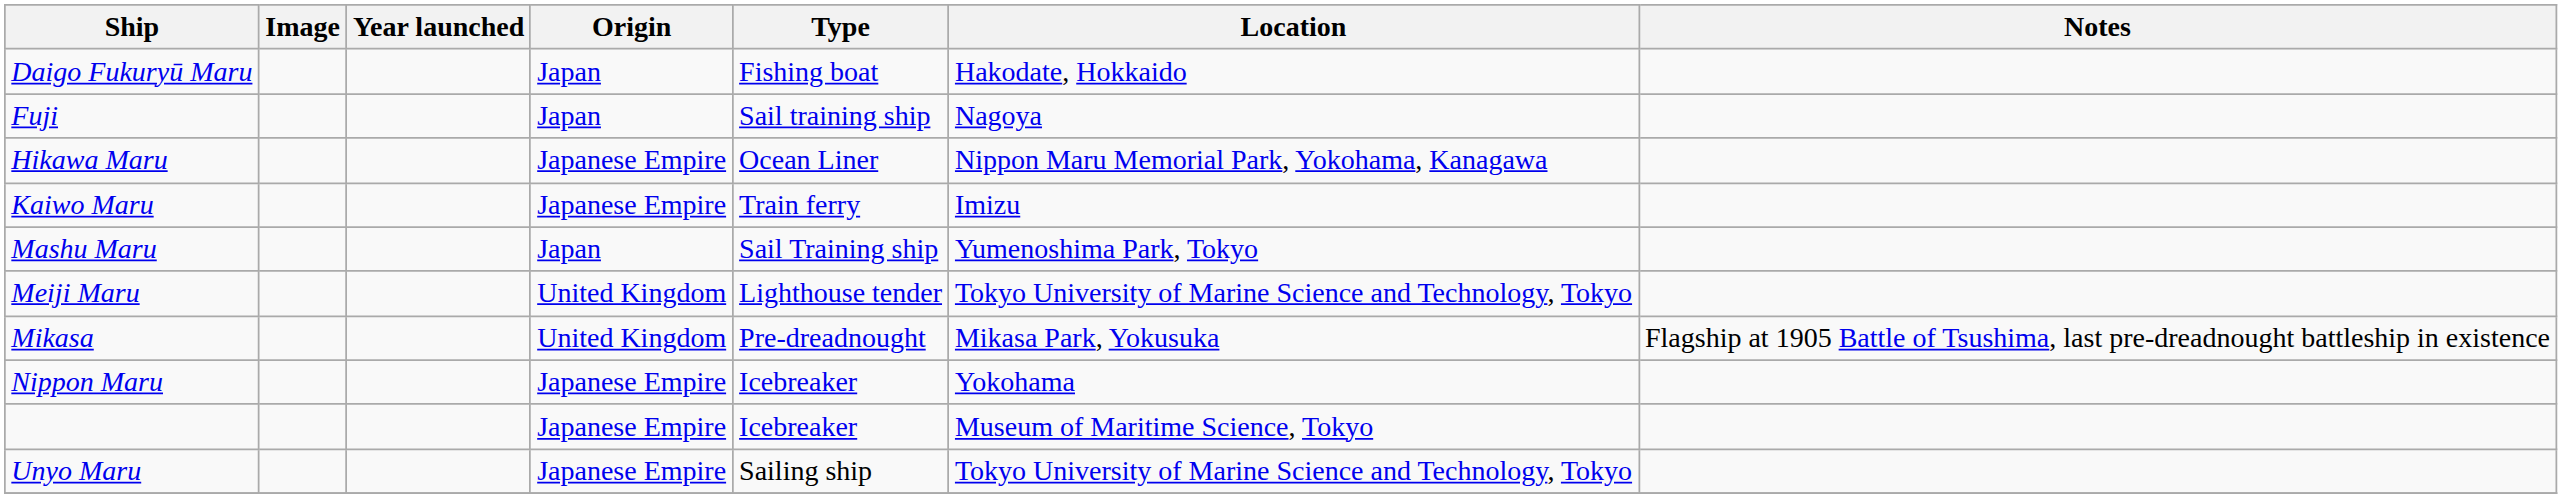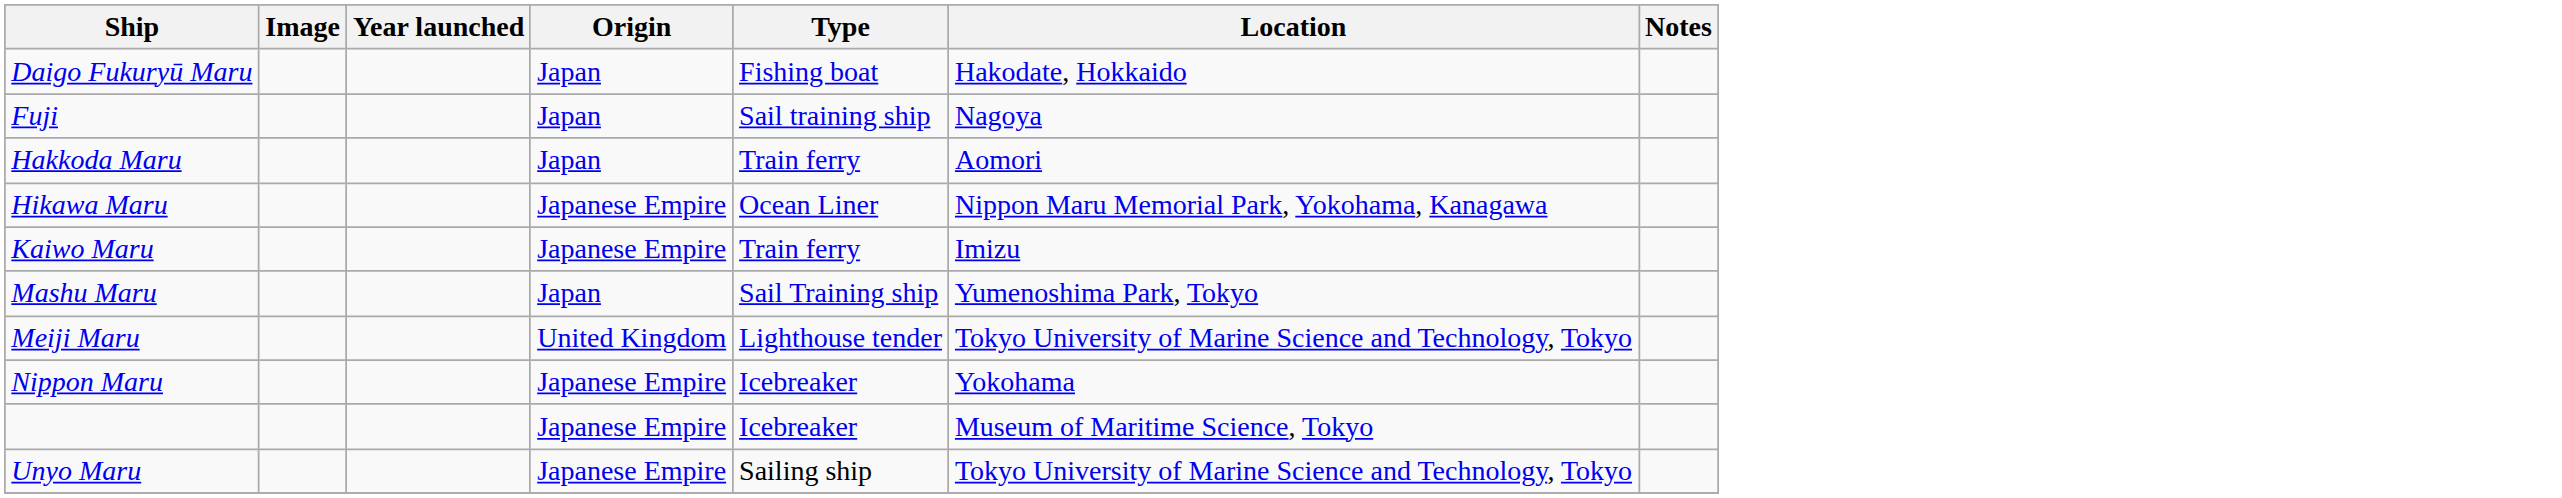+ row: (96, 159)
- row: (53, 337)
